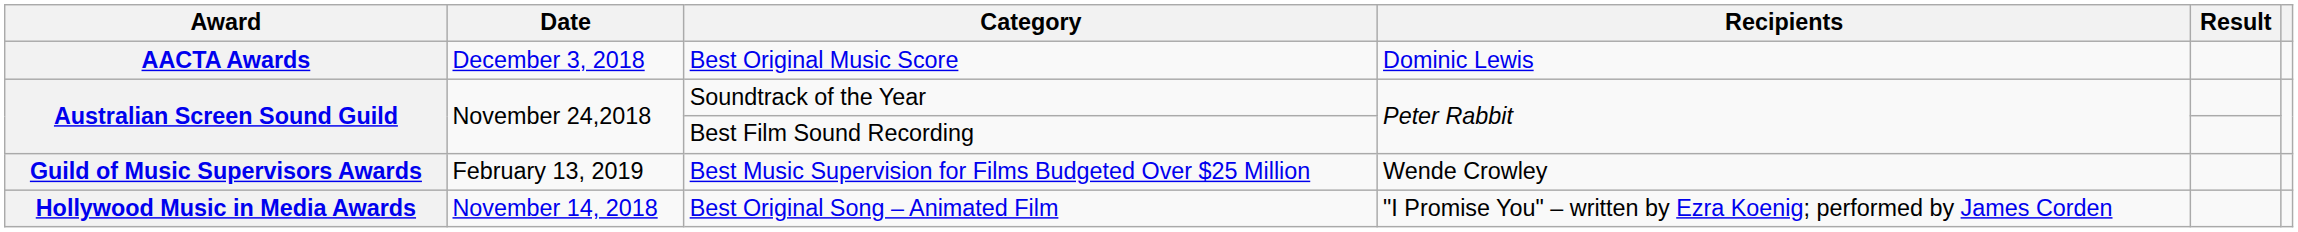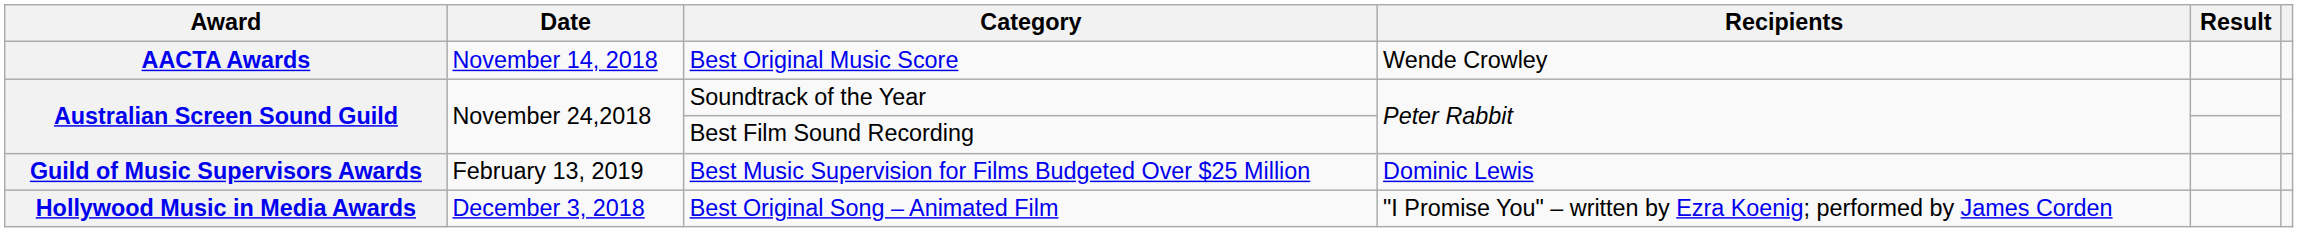(549, 60) December 3, 2018 -> (555, 60) November 14, 2018
(1458, 60) Dominic Lewis -> (1465, 60) Wende Crowley
(1465, 171) Wende Crowley -> (1458, 171) Dominic Lewis
(555, 208) November 14, 2018 -> (549, 208) December 3, 2018
